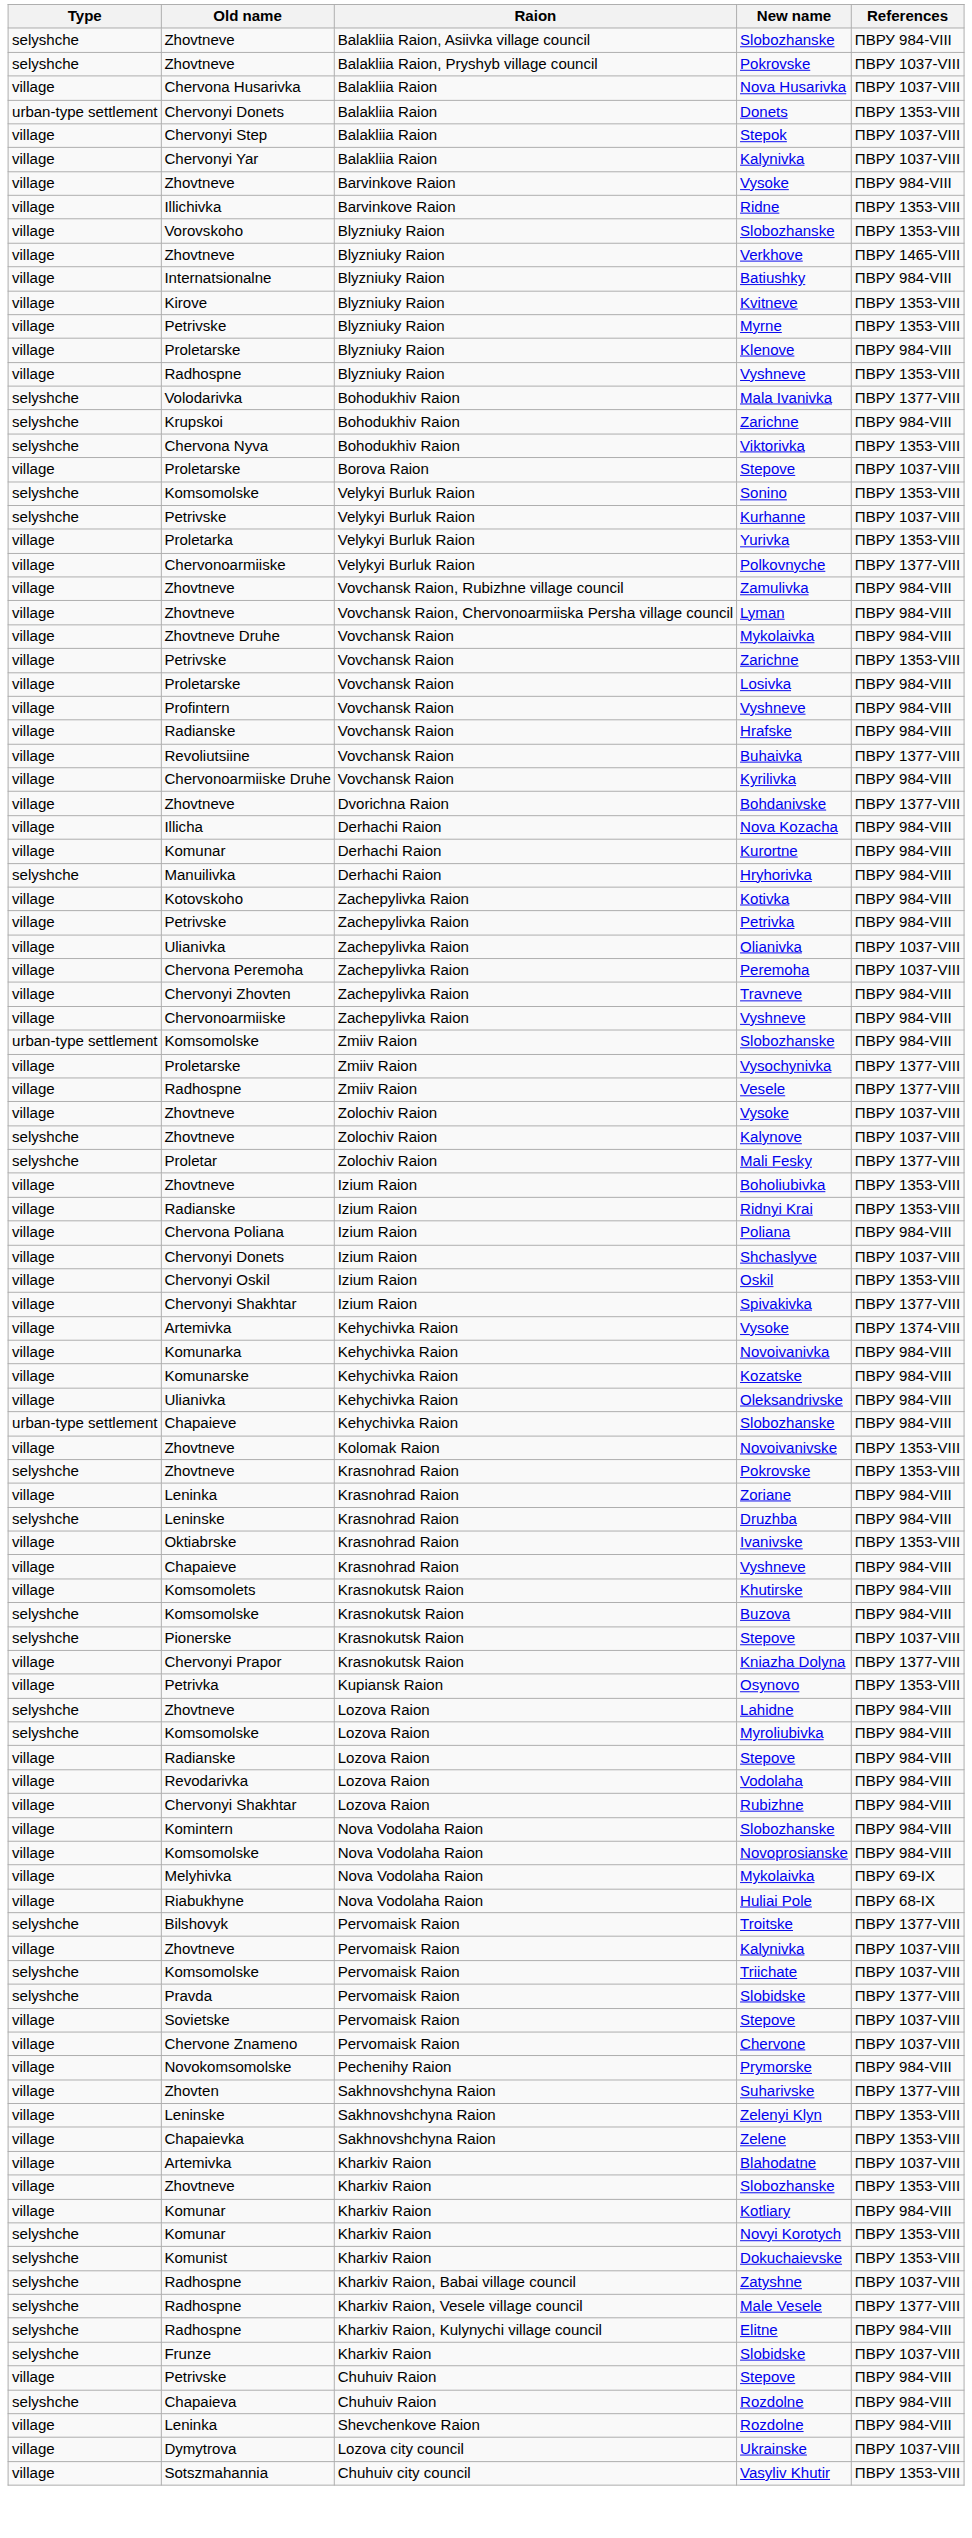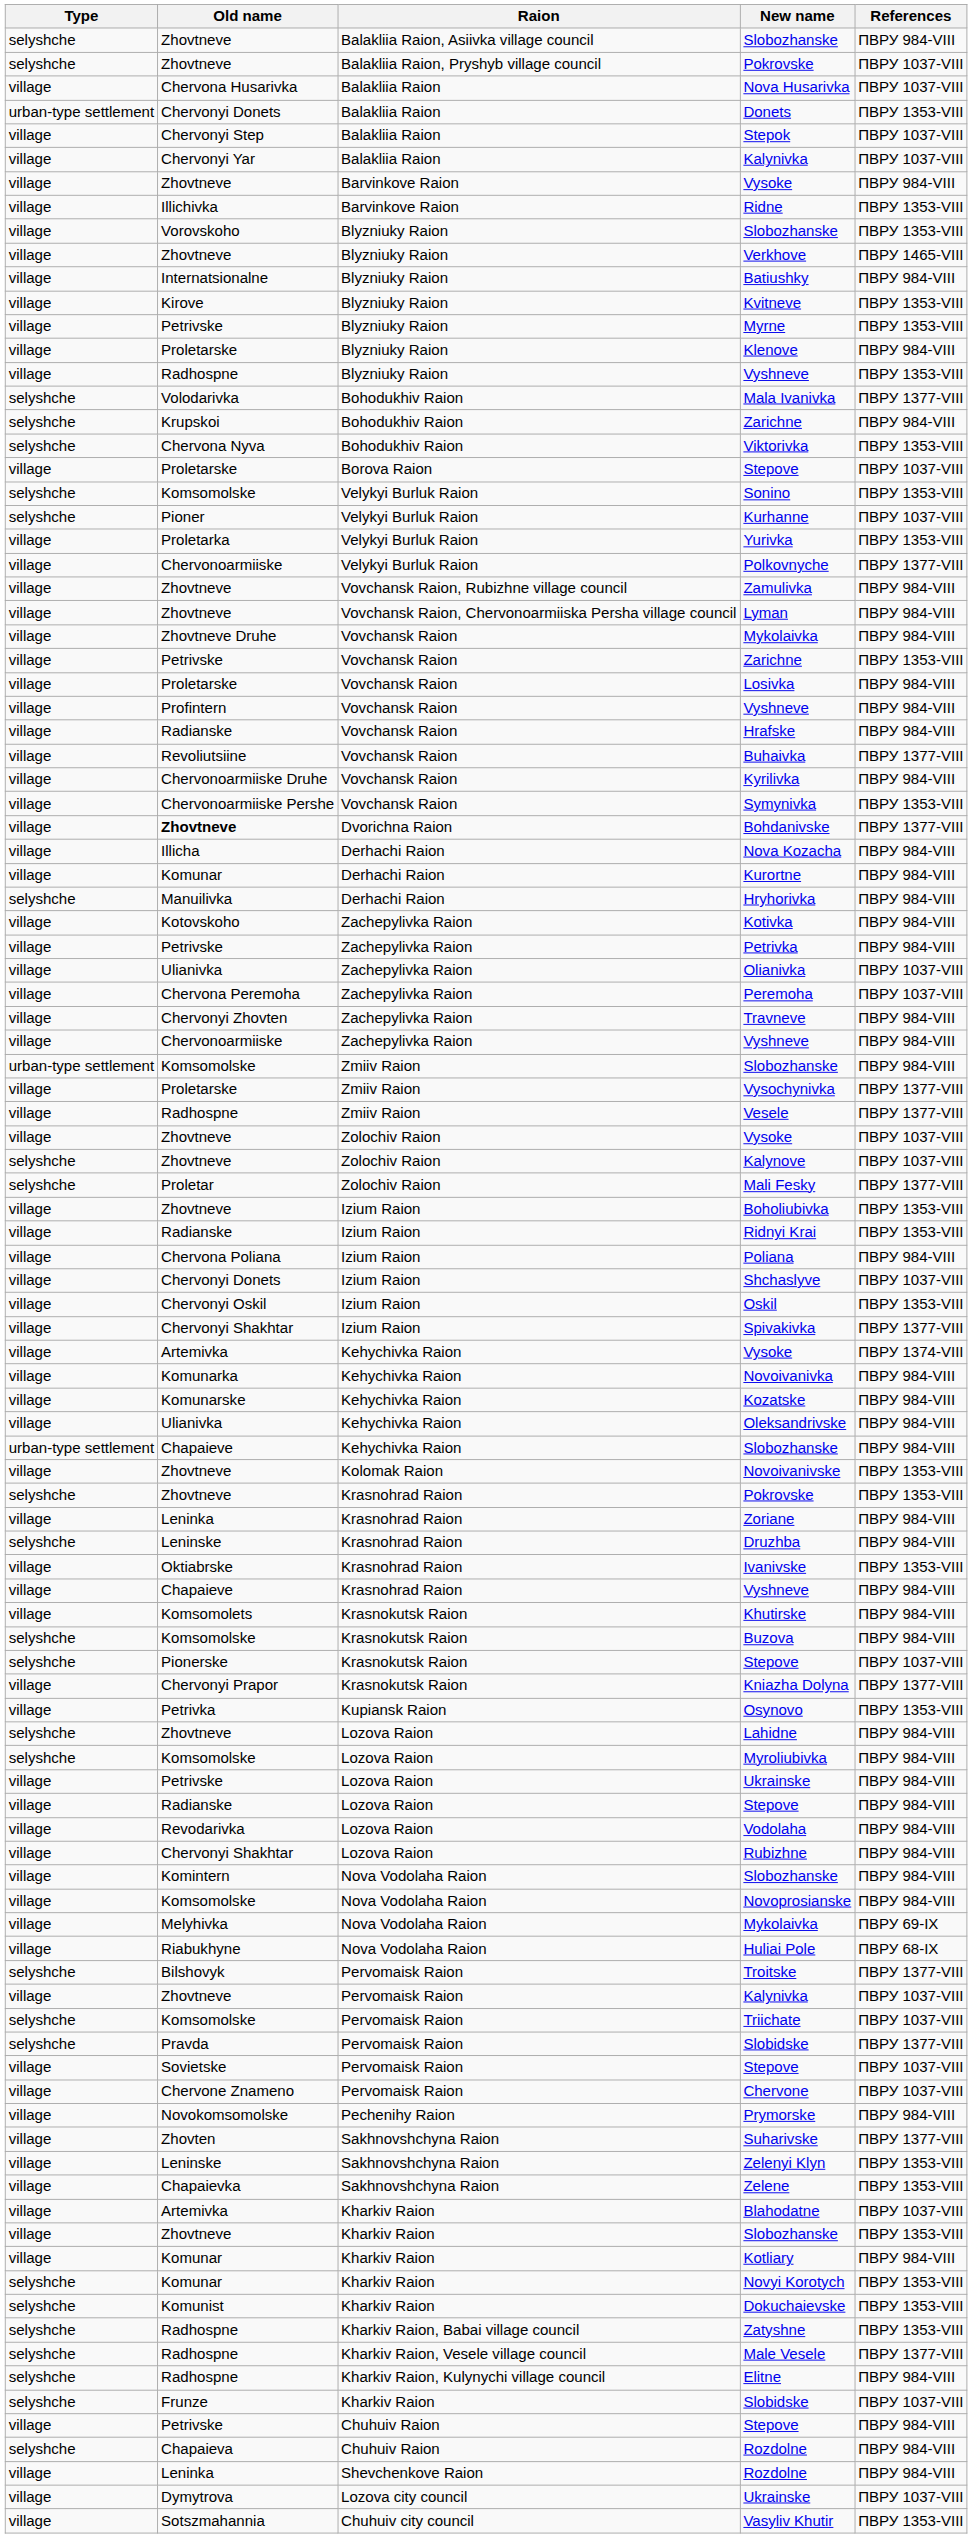(195, 517) Petrivske -> (183, 517) Pioner
+ row: (399, 803)
(200, 803) normal -> (199, 827) bold
+ row: (387, 1781)
(907, 2282) ПВРУ 1037-VIII -> (911, 2330) ПВРУ 1353-VIII
